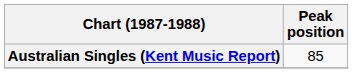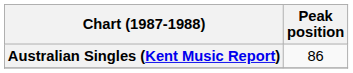(316, 56) 85 -> (316, 56) 86
